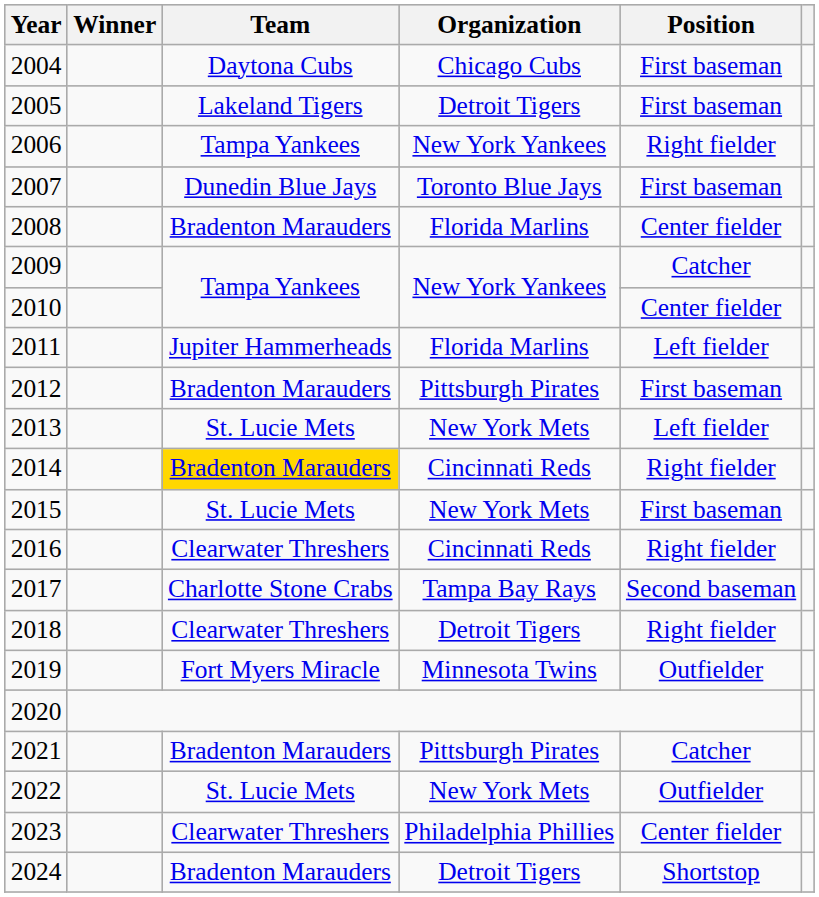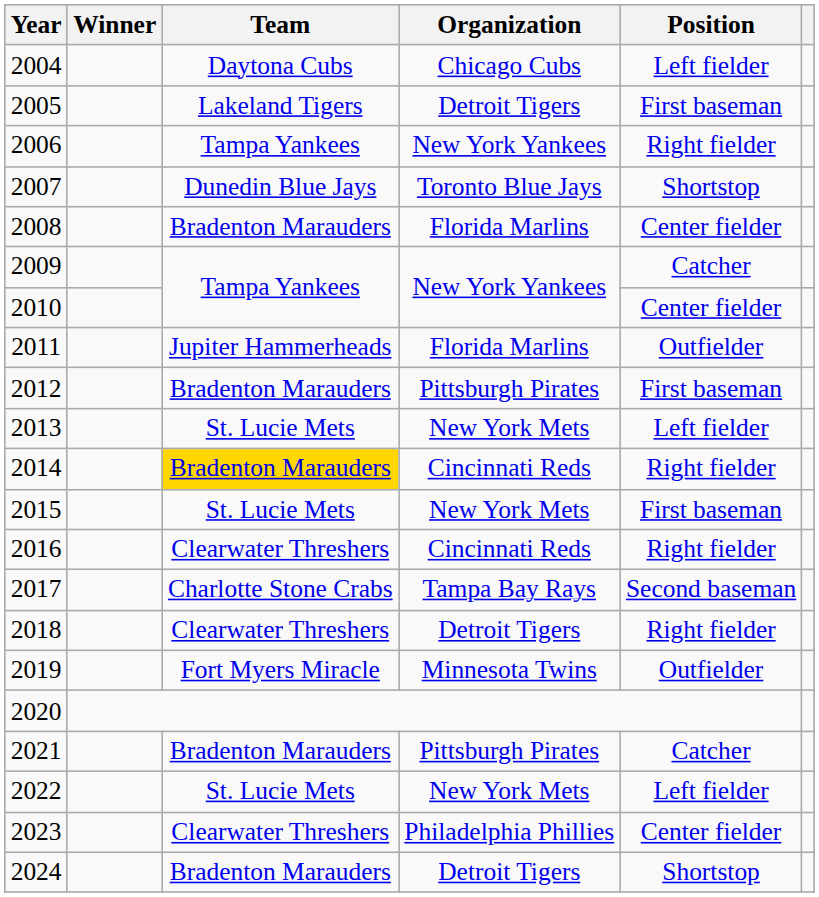(711, 65) First baseman -> (711, 65) Left fielder
(711, 186) First baseman -> (711, 186) Shortstop
(711, 347) Left fielder -> (711, 347) Outfielder
(711, 791) Outfielder -> (711, 791) Left fielder
